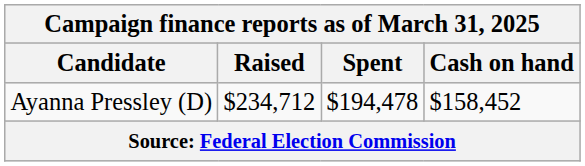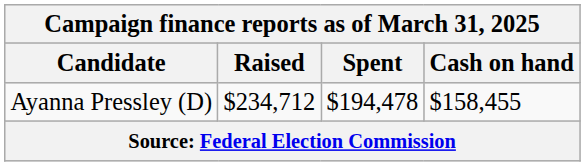(475, 101) $158,452 -> (475, 101) $158,455
